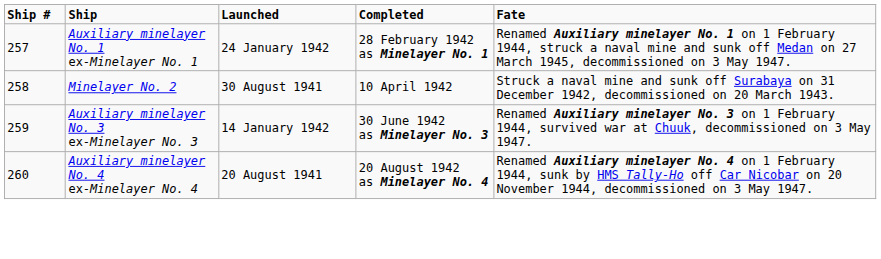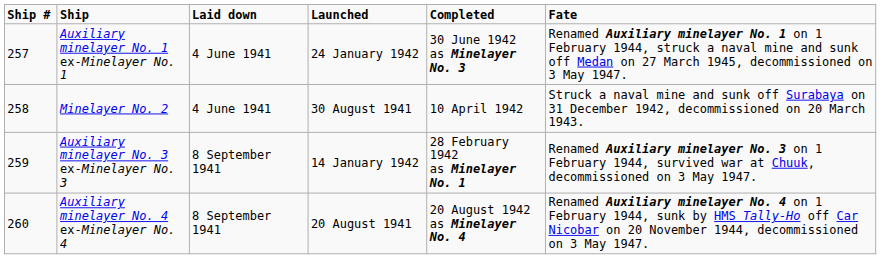+ column: (225, 14)
(424, 47) 28 February 1942 as Minelayer No. 1 -> (473, 54) 30 June 1942 as Minelayer No. 3
(424, 128) 30 June 1942 as Minelayer No. 3 -> (473, 162) 28 February 1942 as Minelayer No. 1
